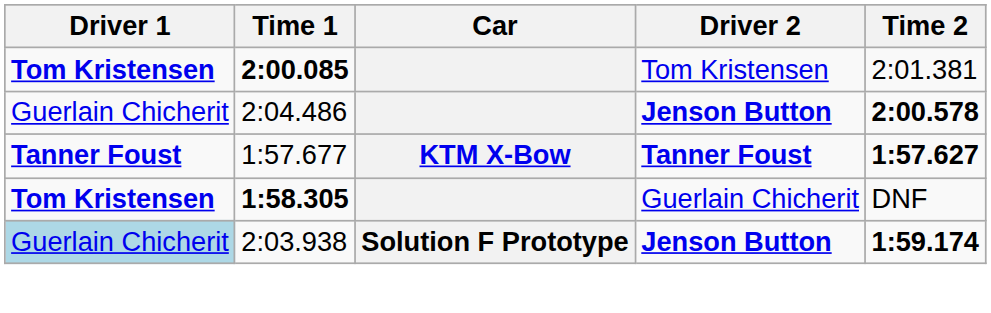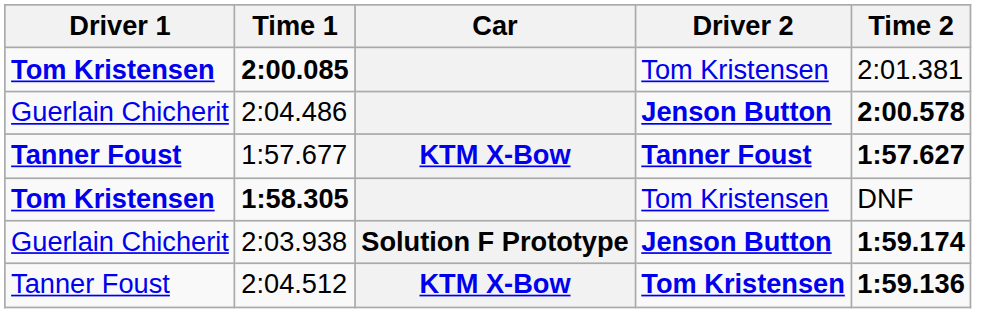(750, 198) Guerlain Chicherit -> (735, 198) Tom Kristensen
(120, 241) lightblue background -> (120, 241) no background
+ row: (294, 284)
